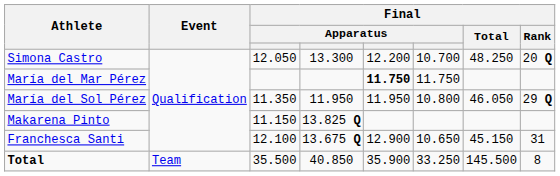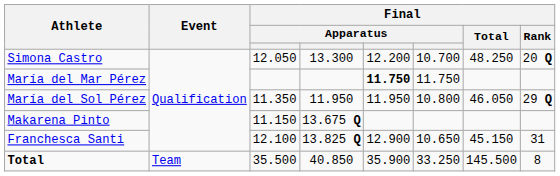(332, 120) 13.825 Q -> (332, 120) 13.675 Q
(332, 140) 13.675 Q -> (332, 140) 13.825 Q
